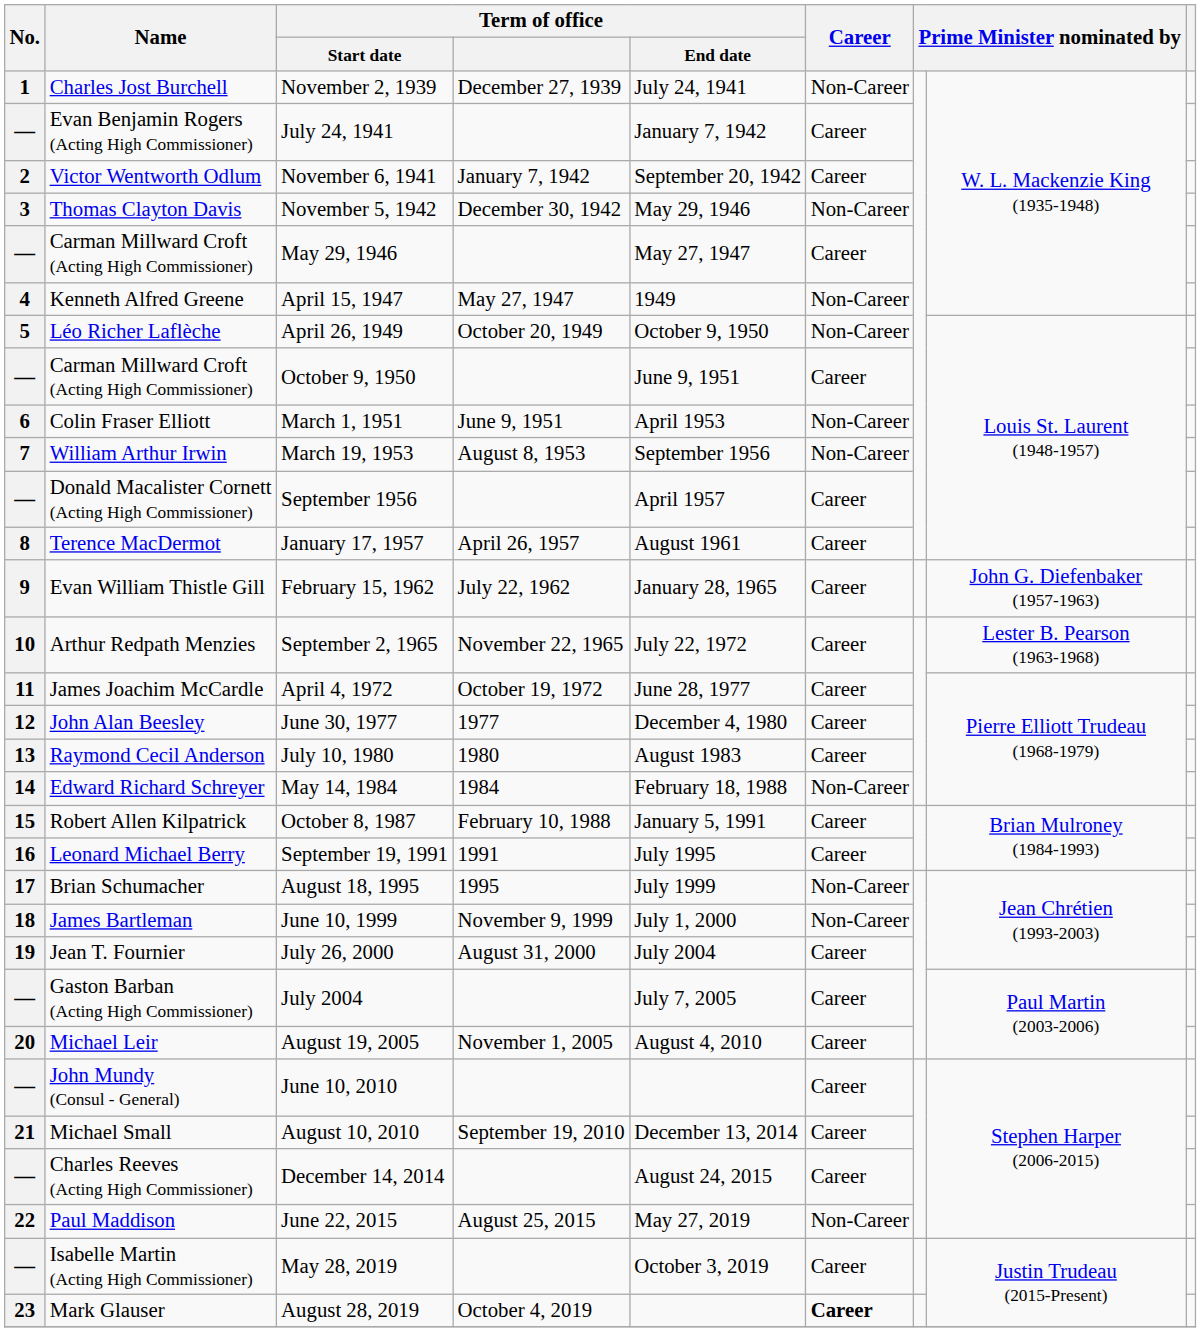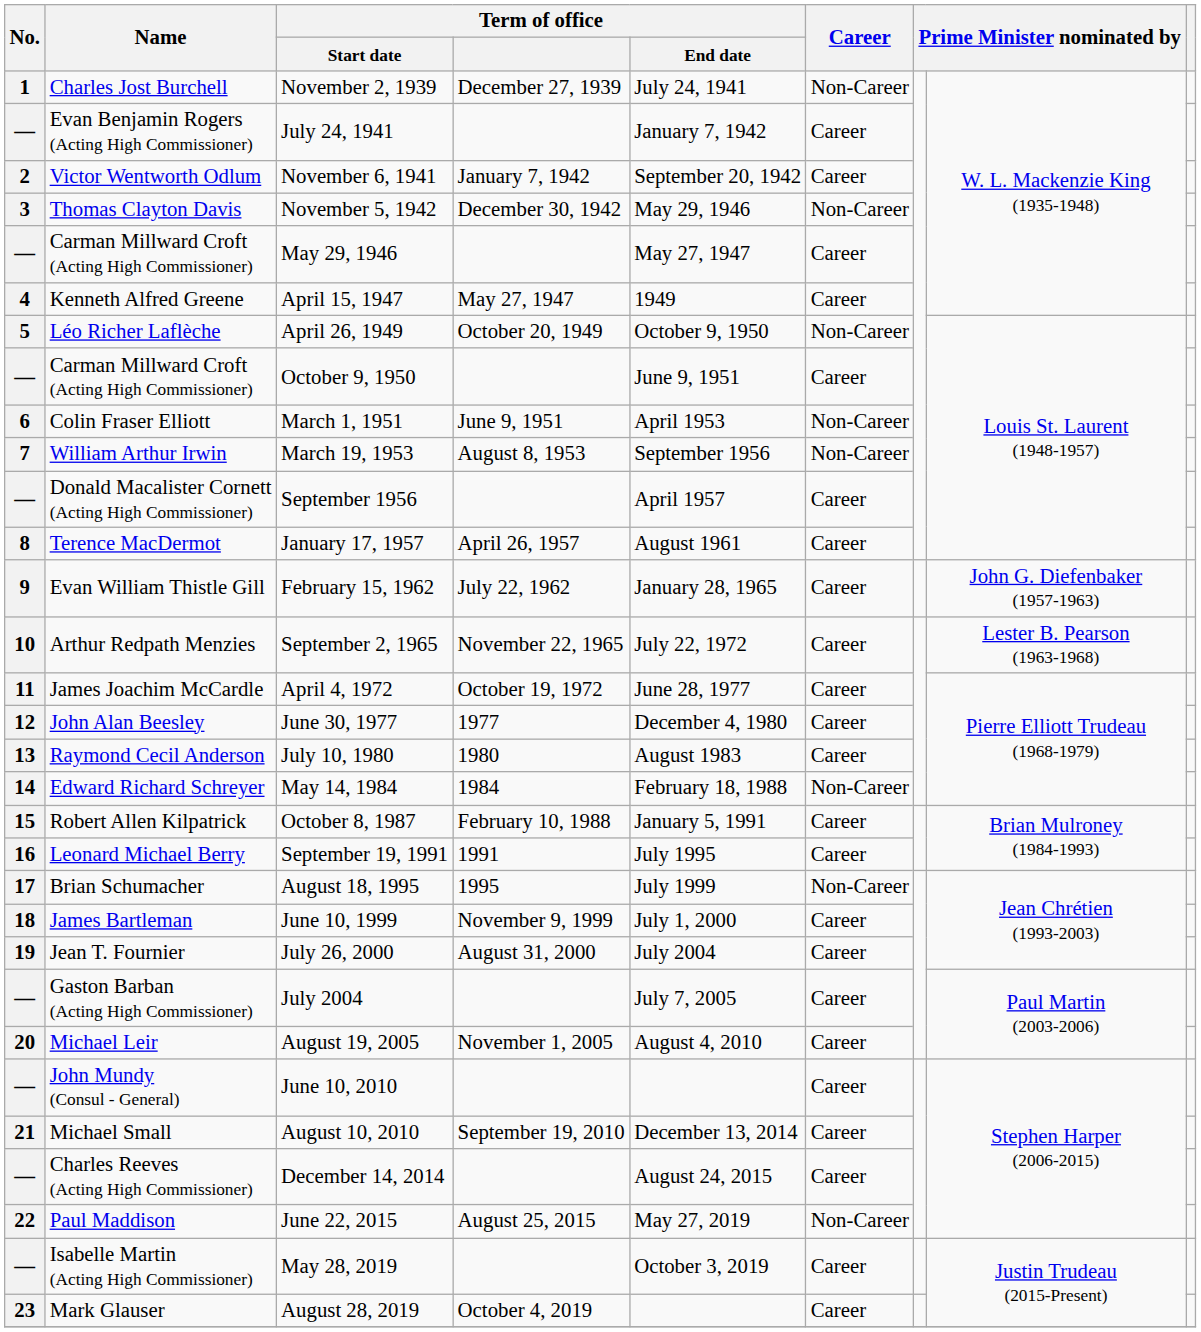(860, 298) Non-Career -> (838, 298) Career
(860, 920) Non-Career -> (838, 920) Career
(842, 1310) bold -> (838, 1310) normal
